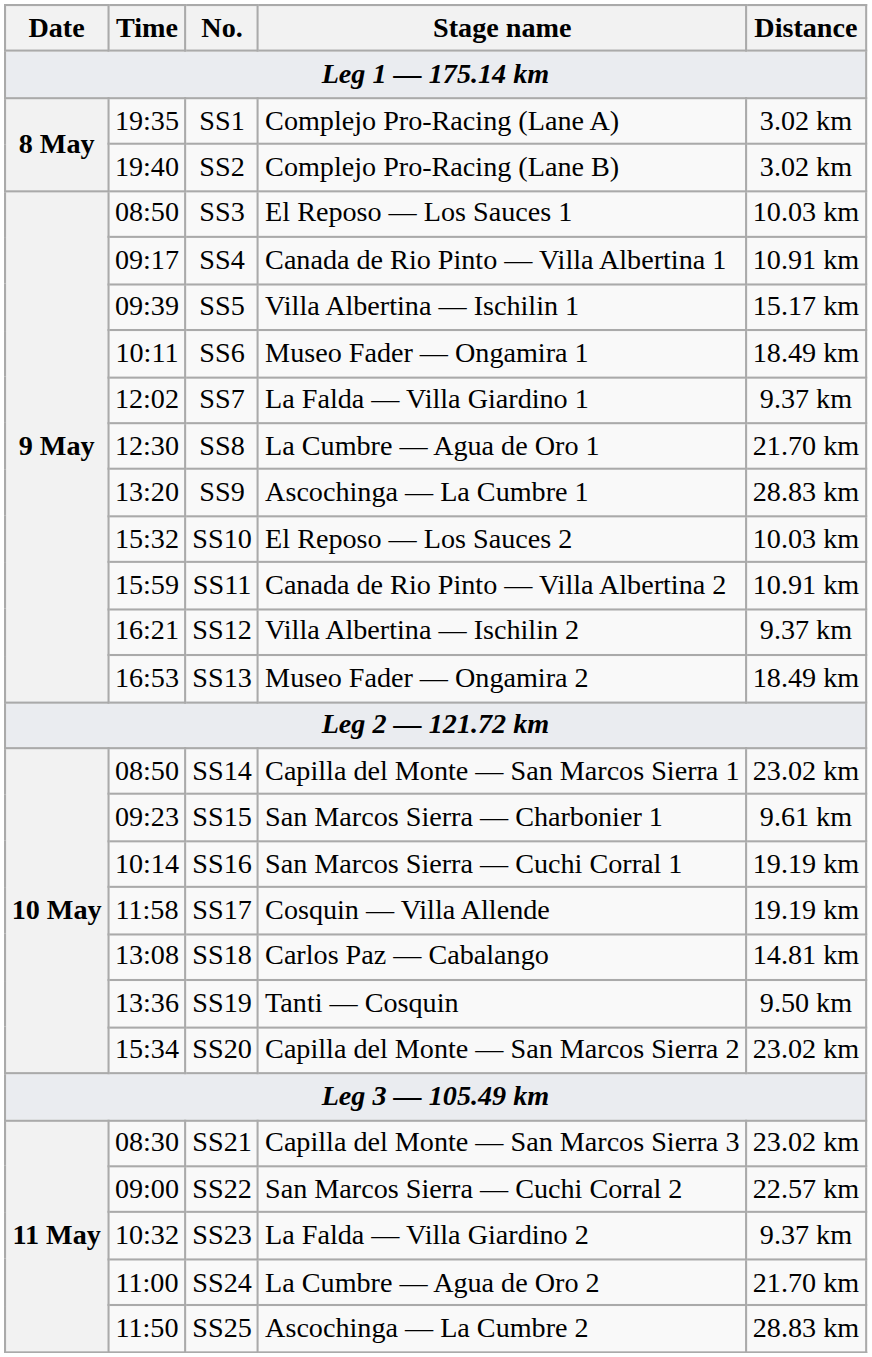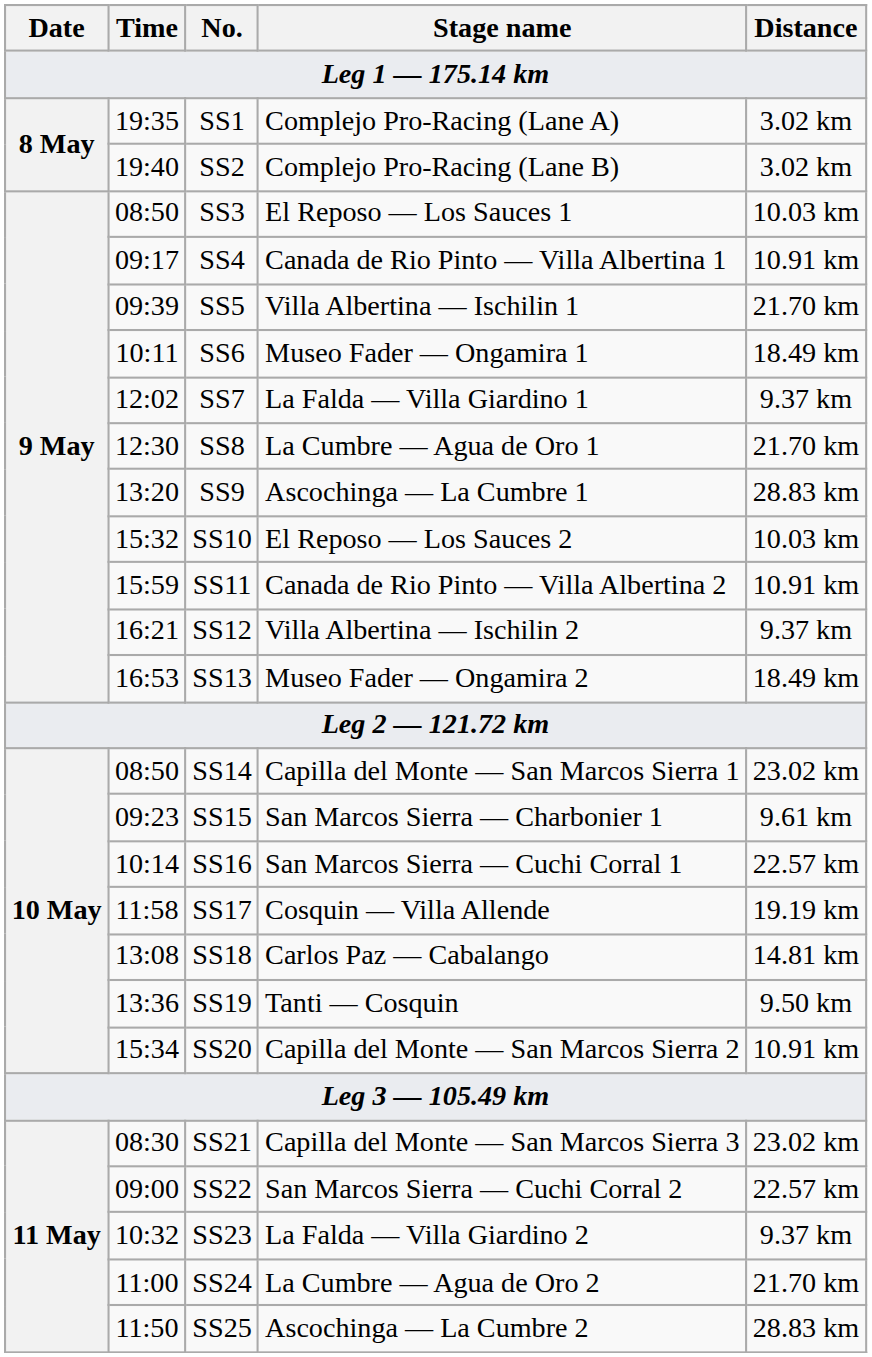(806, 305) 15.17 km -> (806, 305) 21.70 km
(806, 863) 19.19 km -> (806, 863) 22.57 km
(806, 1049) 23.02 km -> (806, 1049) 10.91 km
